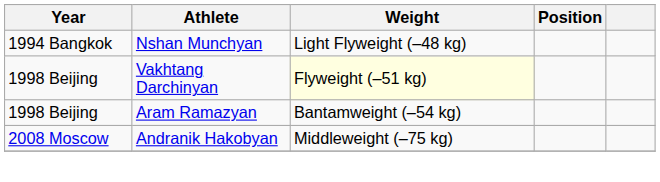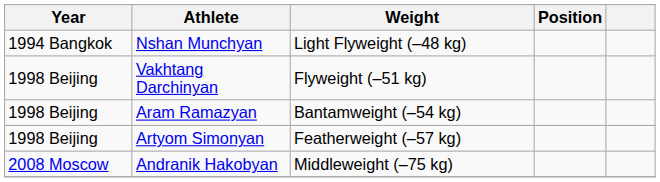(360, 78) lightyellow background -> (360, 78) no background
+ row: (200, 139)
